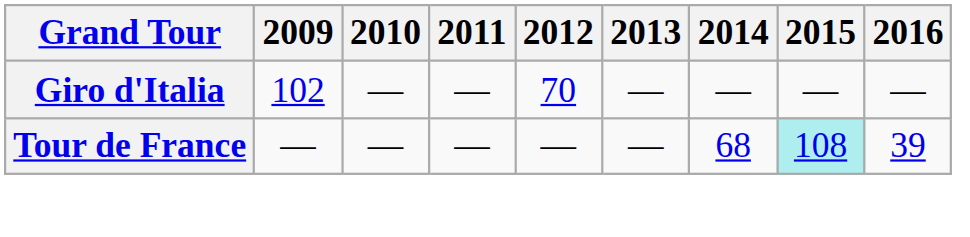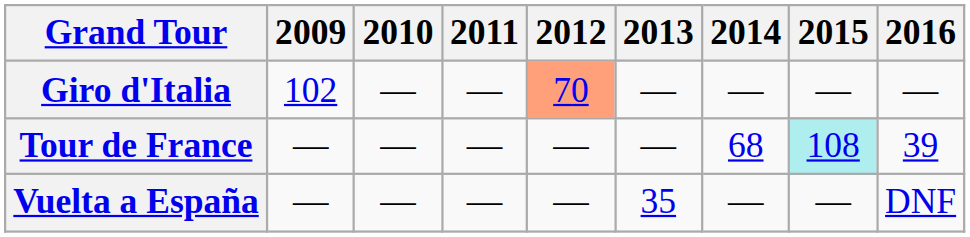(558, 88) no background -> (571, 88) lightsalmon background
+ row: (136, 201)
